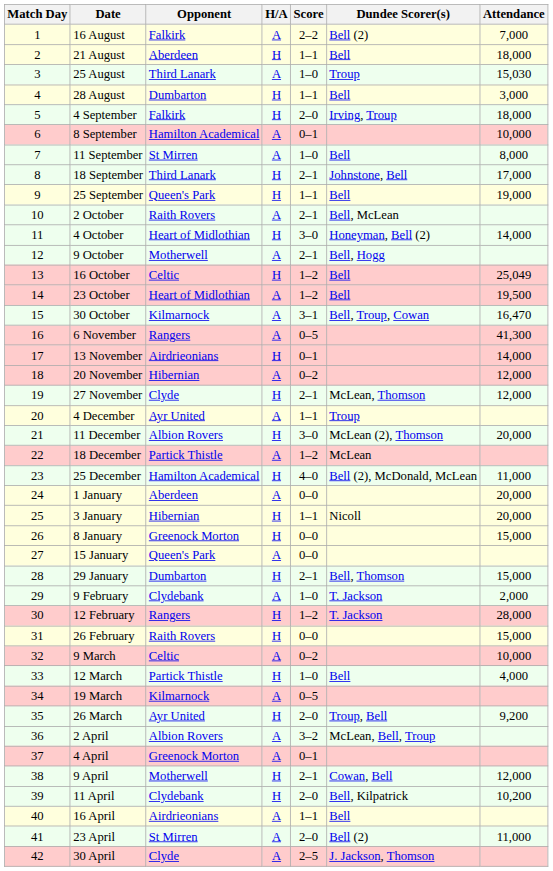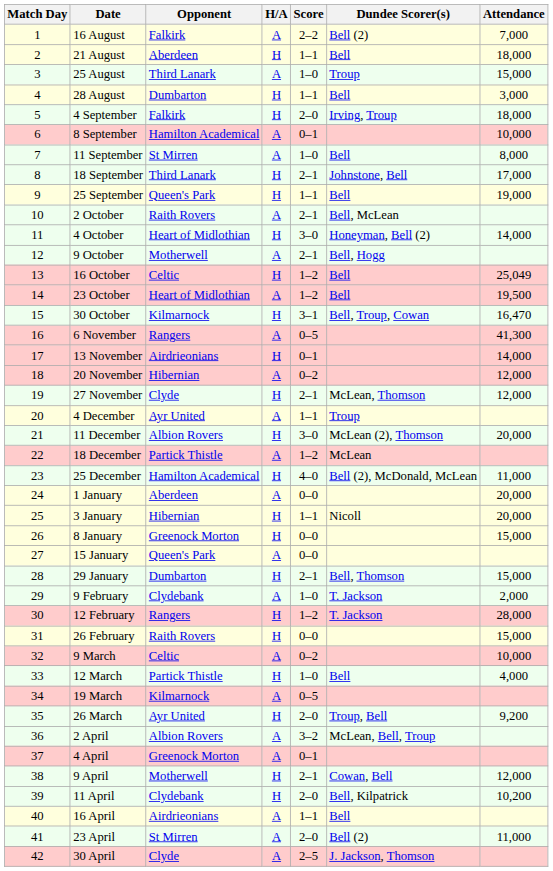(514, 74) 15,030 -> (514, 74) 15,000
(276, 315) A -> (276, 315) H
